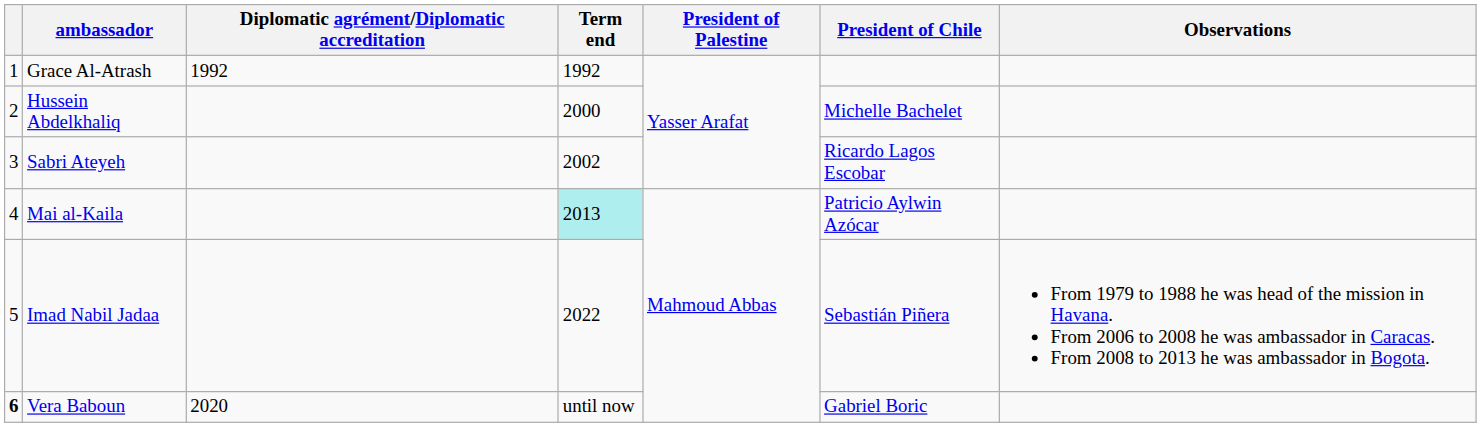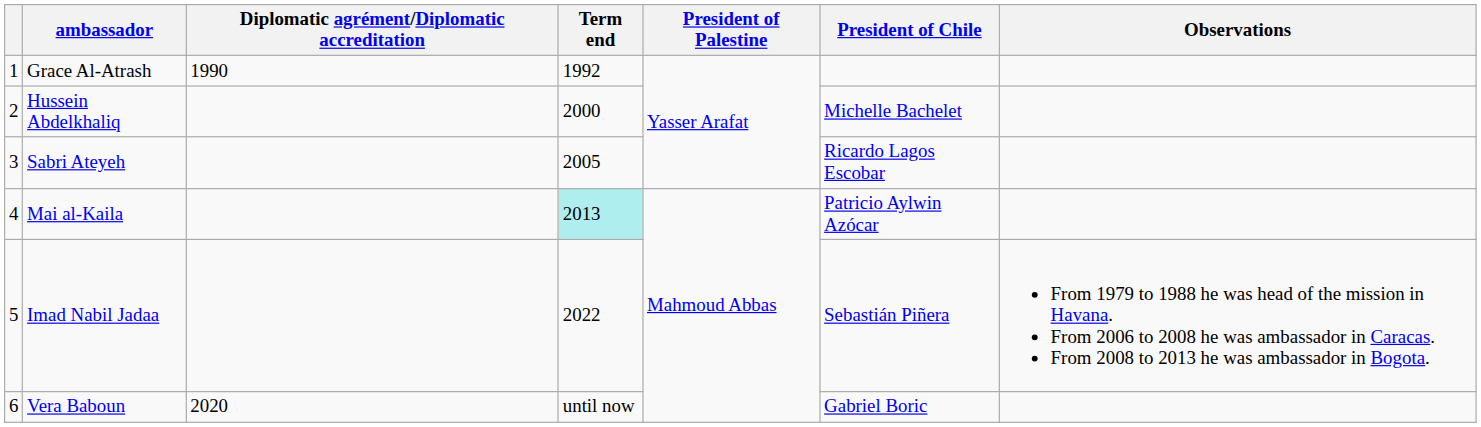(209, 70) 1992 -> (209, 70) 1990
(582, 162) 2002 -> (582, 162) 2005
(14, 406) bold -> (14, 406) normal
